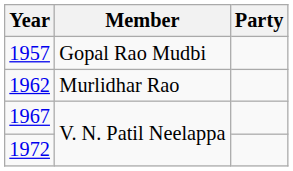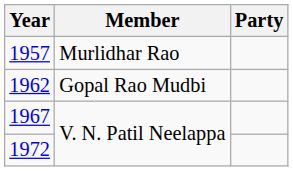(133, 52) Gopal Rao Mudbi -> (119, 52) Murlidhar Rao
(119, 85) Murlidhar Rao -> (133, 85) Gopal Rao Mudbi
